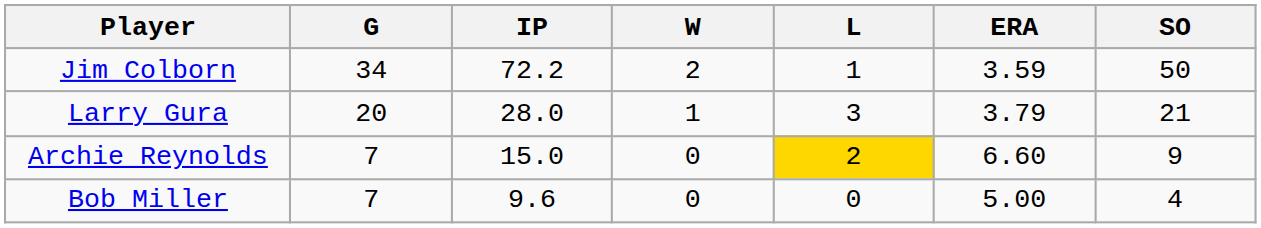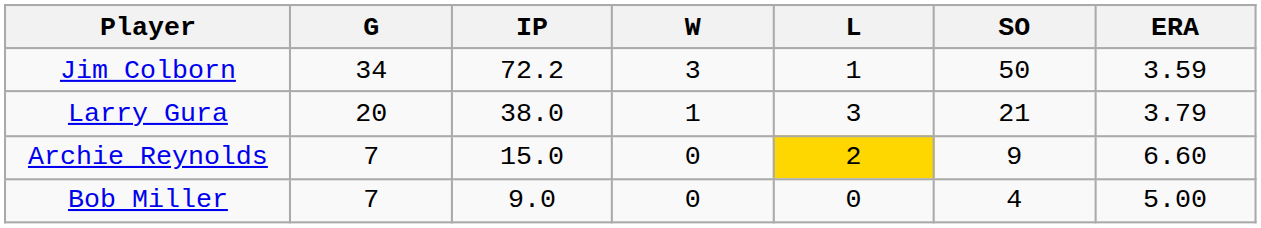columns swapped: (1014, 27) <-> (1175, 27)
(693, 70) 2 -> (693, 70) 3
(532, 114) 28.0 -> (532, 114) 38.0
(532, 200) 9.6 -> (532, 200) 9.0
